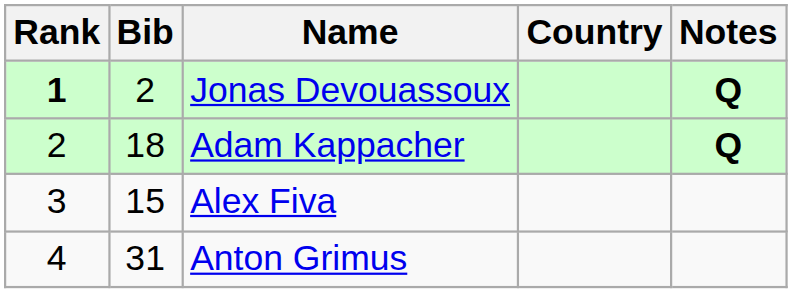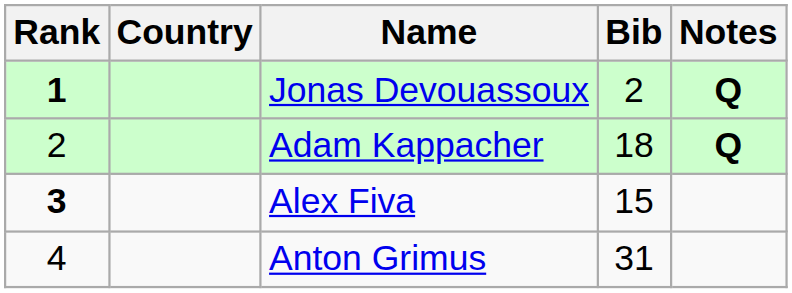columns swapped: (145, 32) <-> (594, 32)
(57, 201) normal -> (57, 201) bold
